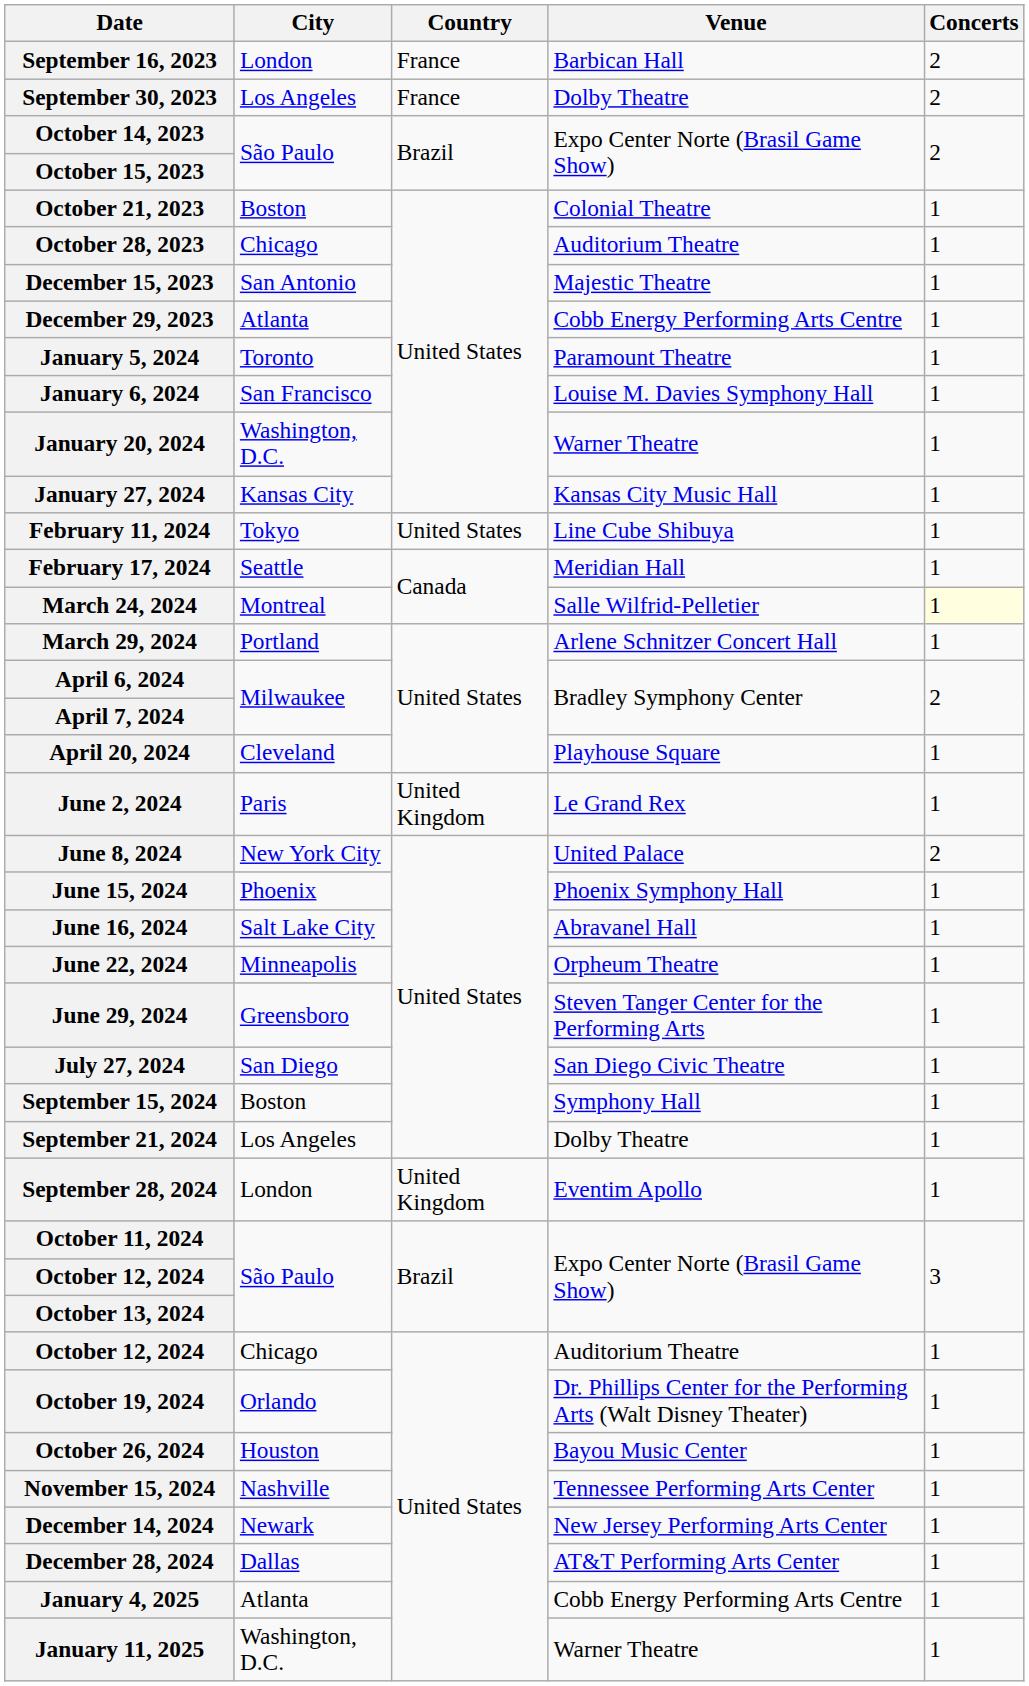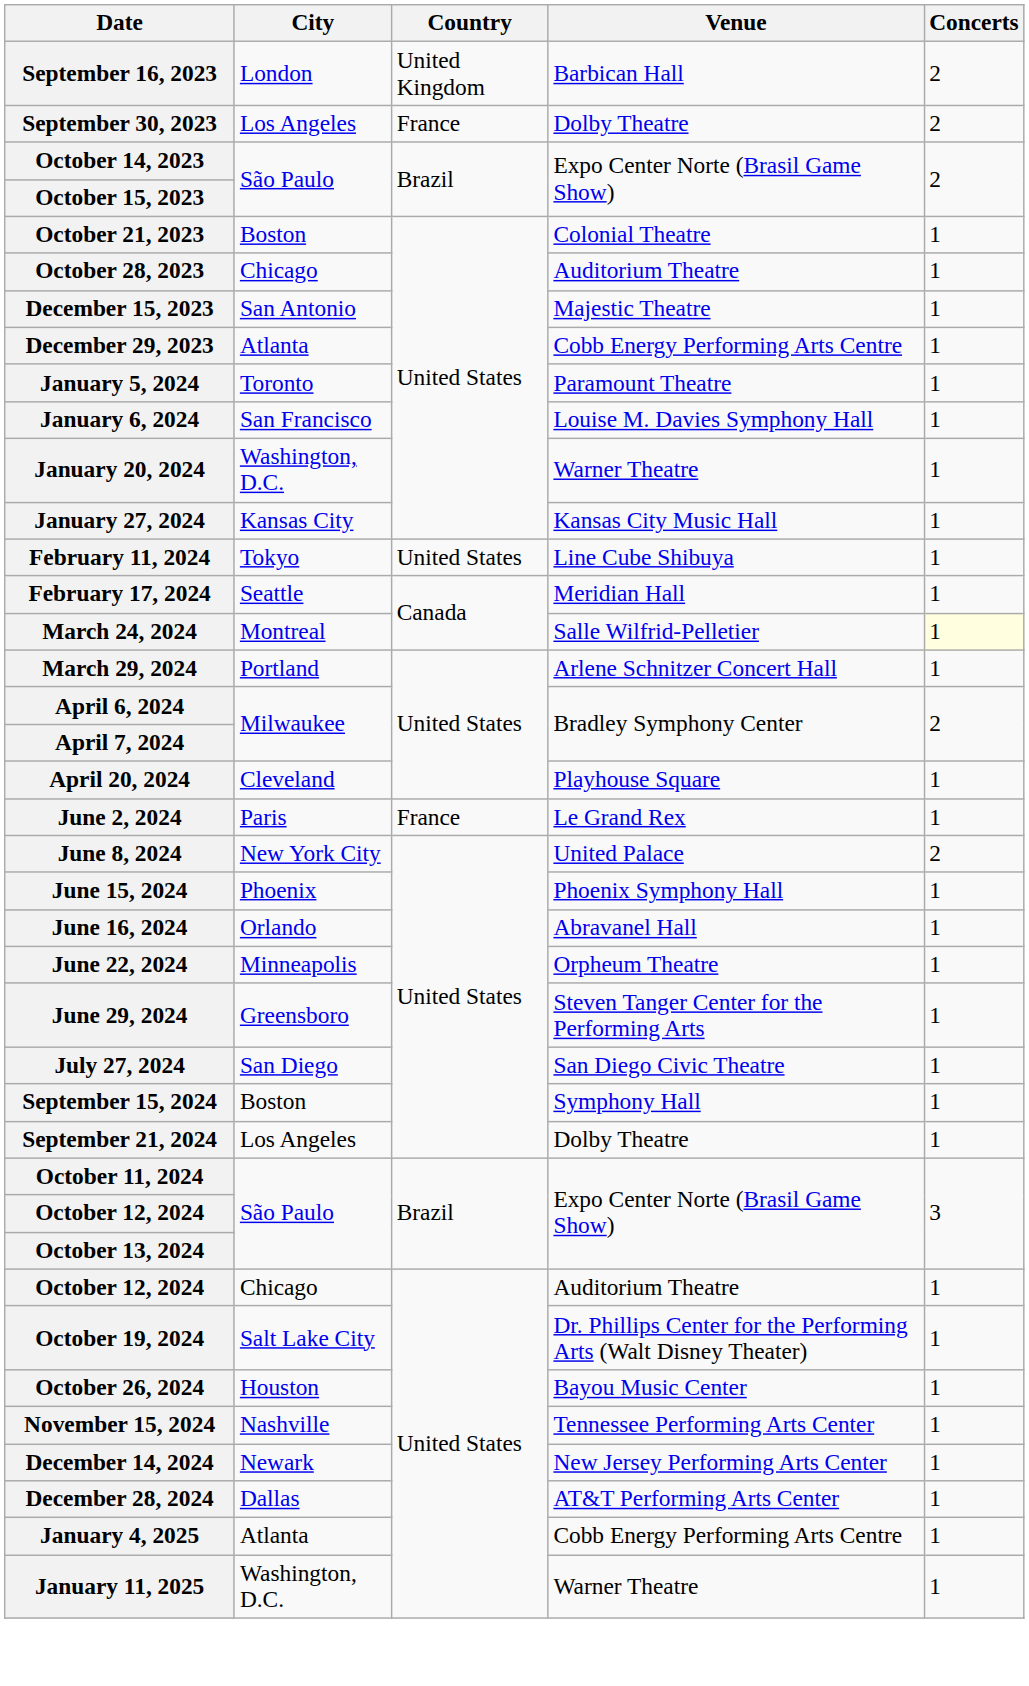(428, 60) France -> (441, 73) United Kingdom
(441, 803) United Kingdom -> (428, 816) France
(307, 927) Salt Lake City -> (278, 927) Orlando
- row: (120, 1189)
(278, 1400) Orlando -> (307, 1337) Salt Lake City
